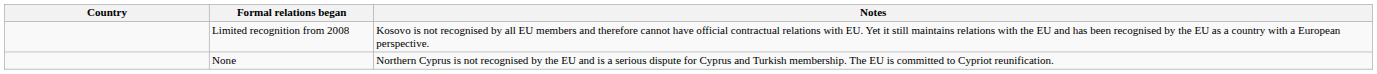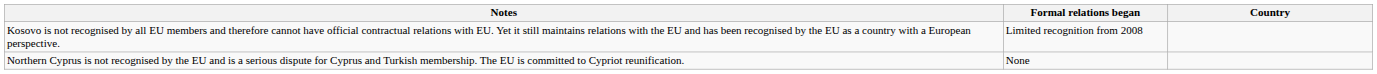columns swapped: (107, 13) <-> (873, 13)
